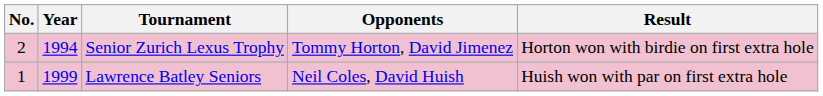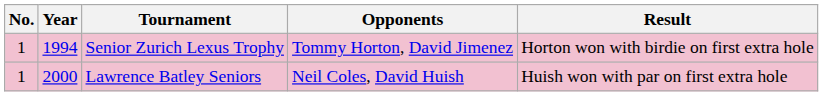(21, 47) 2 -> (21, 47) 1
(60, 76) 1999 -> (60, 76) 2000
